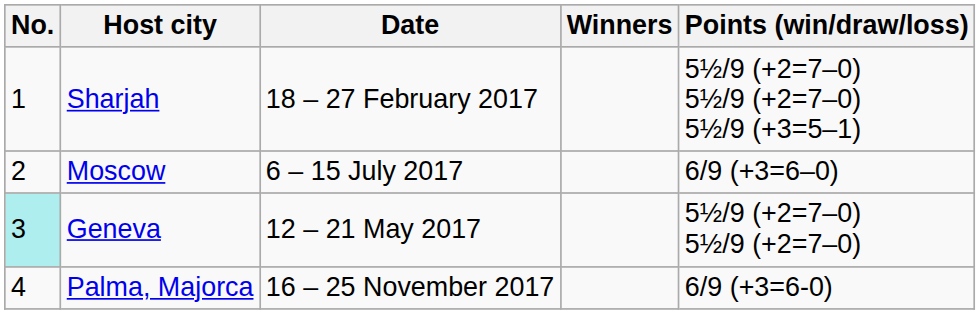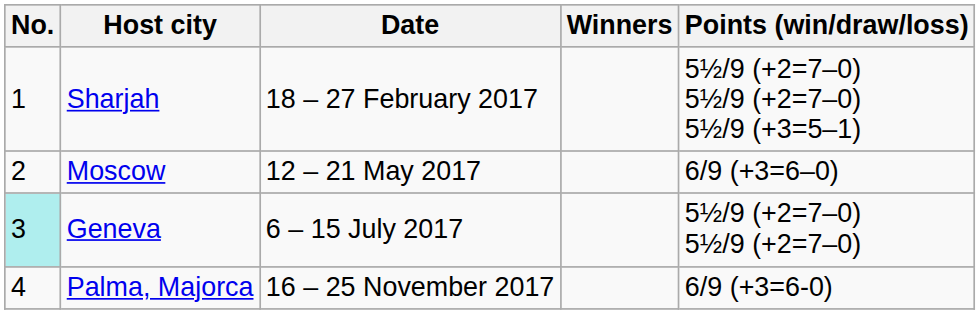(365, 171) 6 – 15 July 2017 -> (373, 171) 12 – 21 May 2017
(373, 229) 12 – 21 May 2017 -> (365, 229) 6 – 15 July 2017
